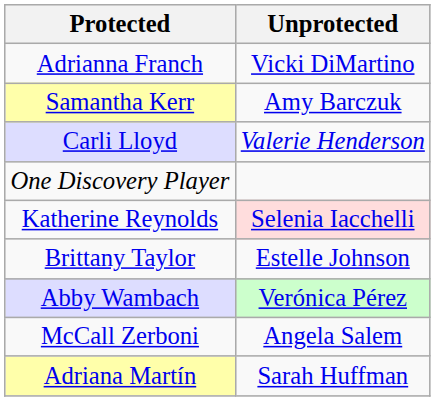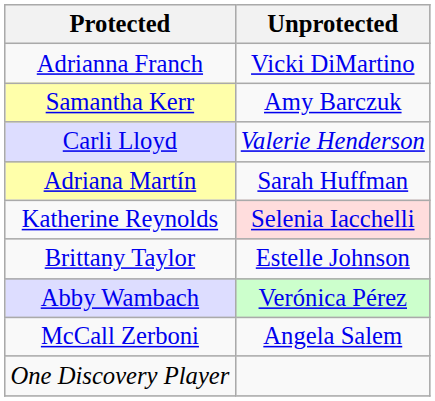rows swapped: (120, 375) <-> (120, 180)
